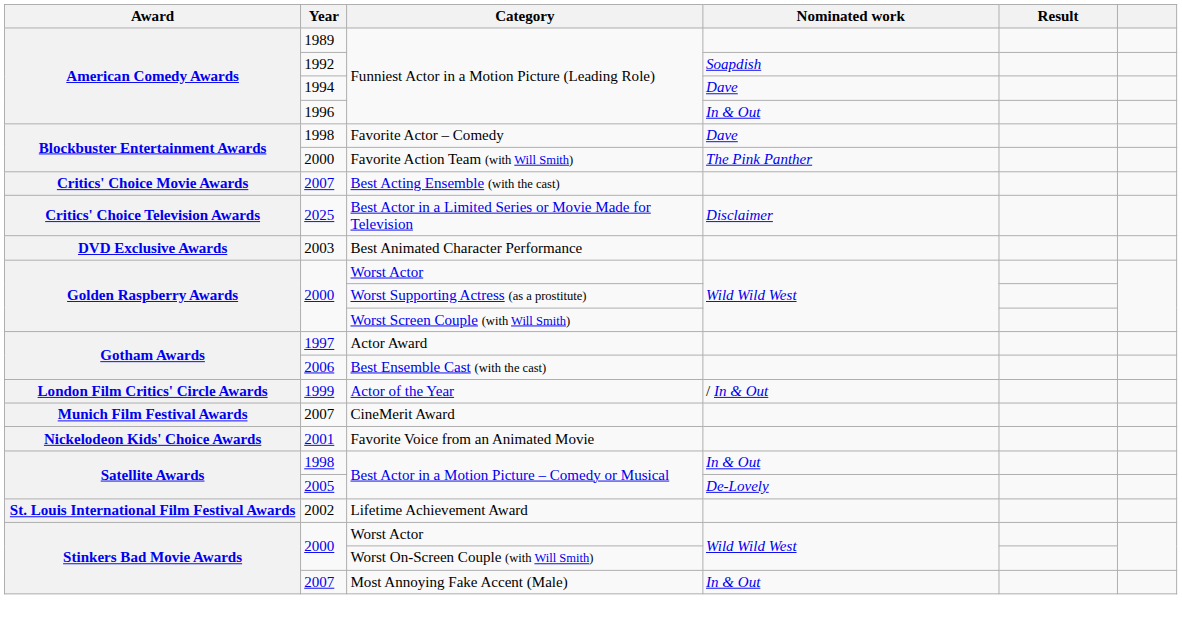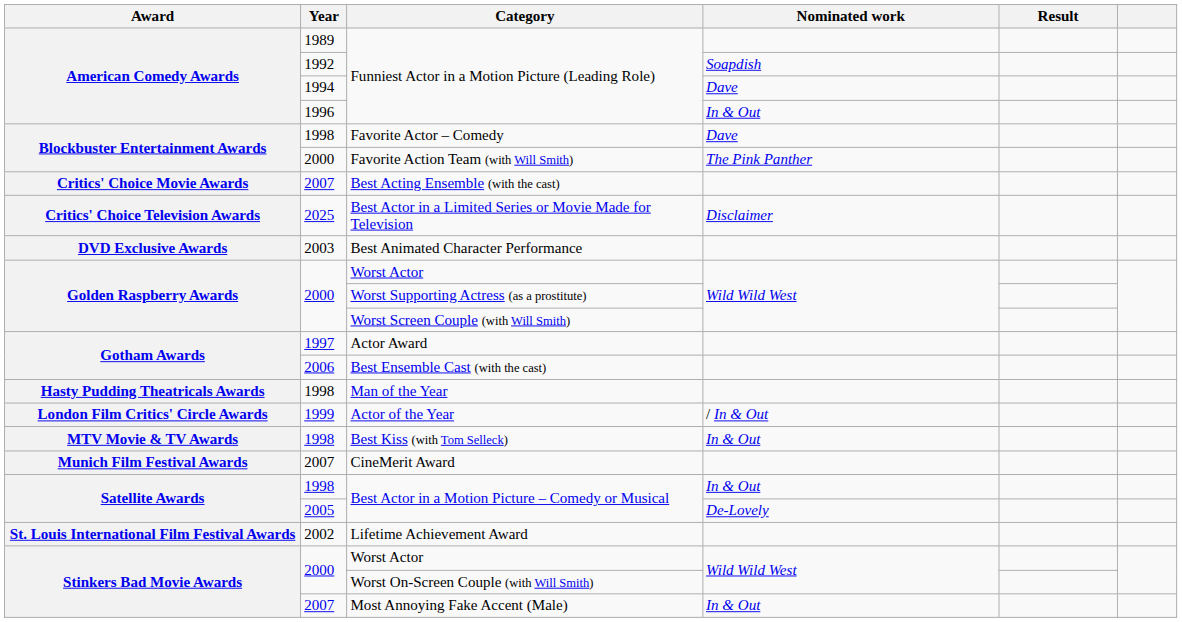+ row: (319, 391)
+ row: (319, 438)
- row: (319, 438)
